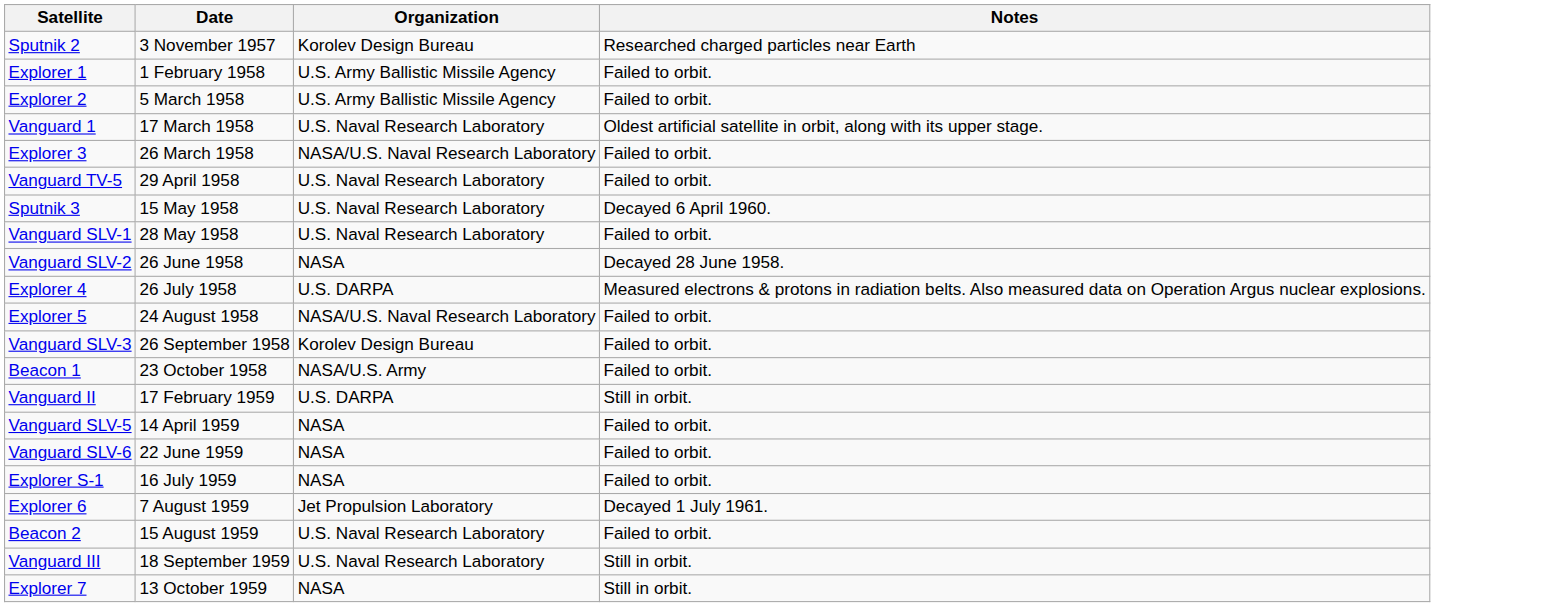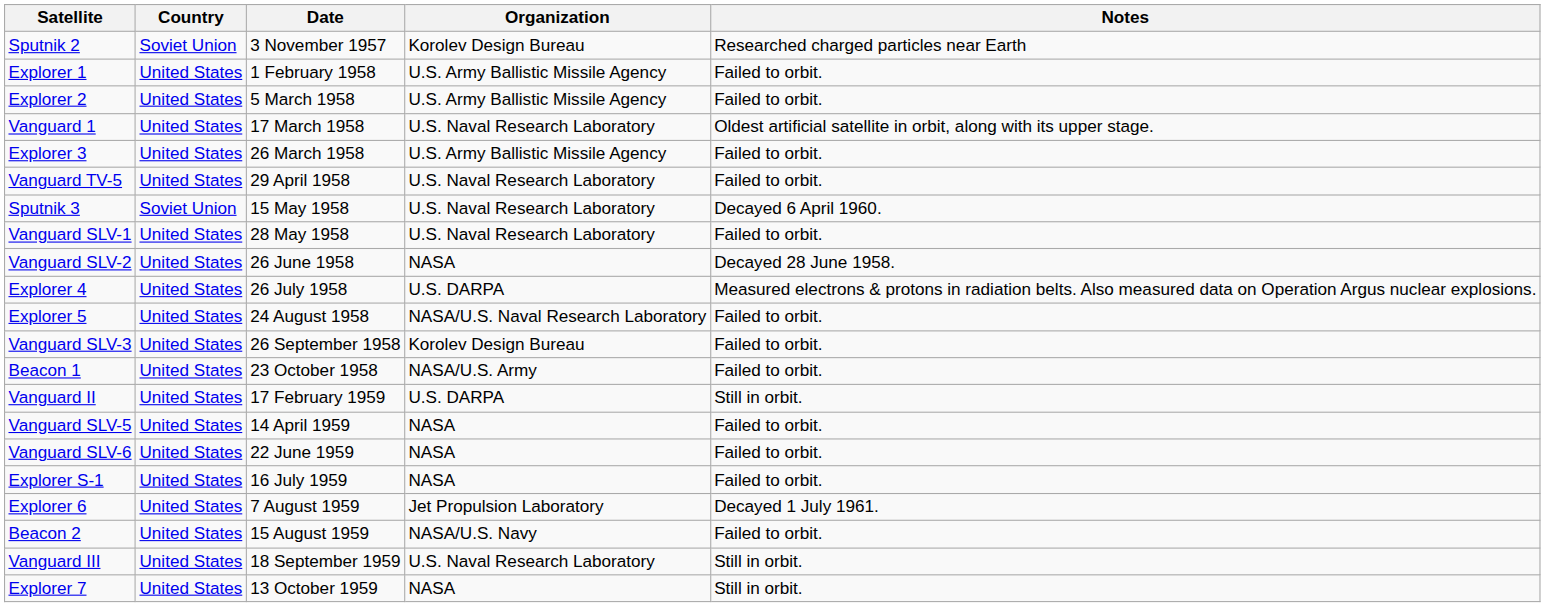+ column: (191, 18)
(447, 153) NASA/U.S. Naval Research Laboratory -> (537, 153) U.S. Army Ballistic Missile Agency
(421, 533) U.S. Naval Research Laboratory -> (473, 533) NASA/U.S. Navy
